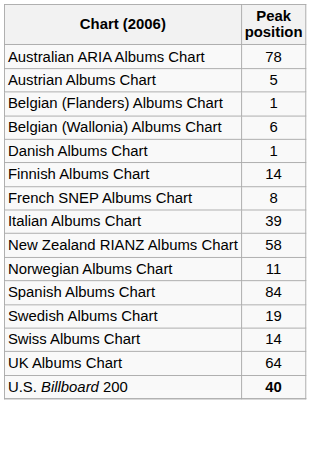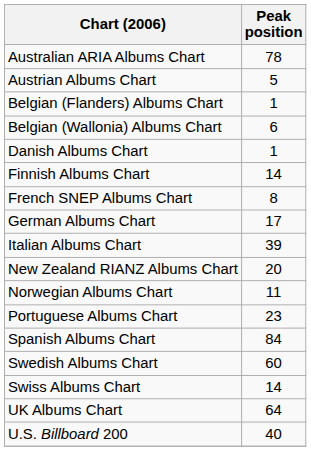+ row: (81, 221)
(274, 245) 58 -> (274, 269) 20
+ row: (93, 316)
(274, 316) 19 -> (274, 363) 60
(274, 387) bold -> (274, 434) normal
